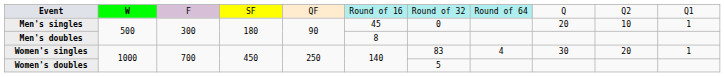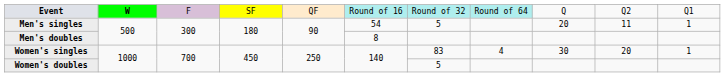(376, 24) 45 -> (376, 24) 54
(439, 24) 0 -> (439, 24) 5
(626, 24) 10 -> (626, 24) 11
